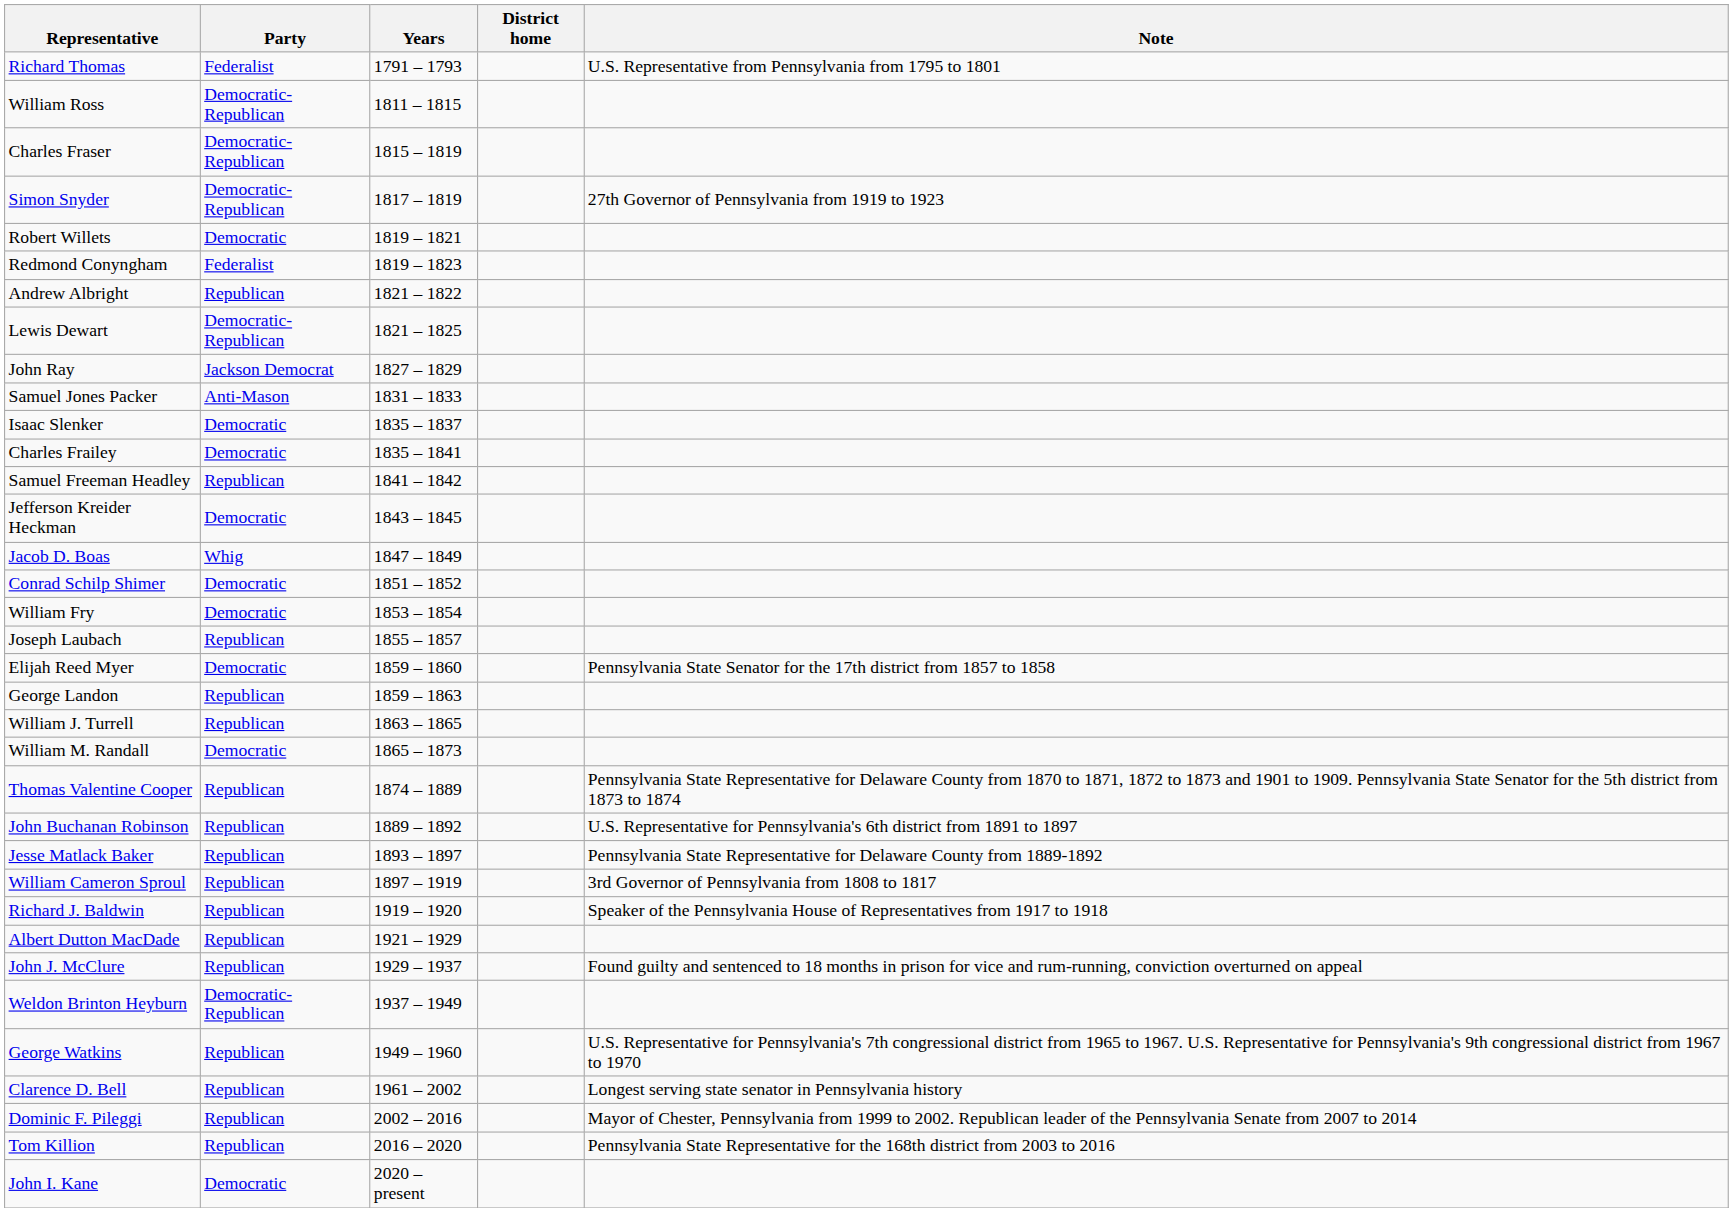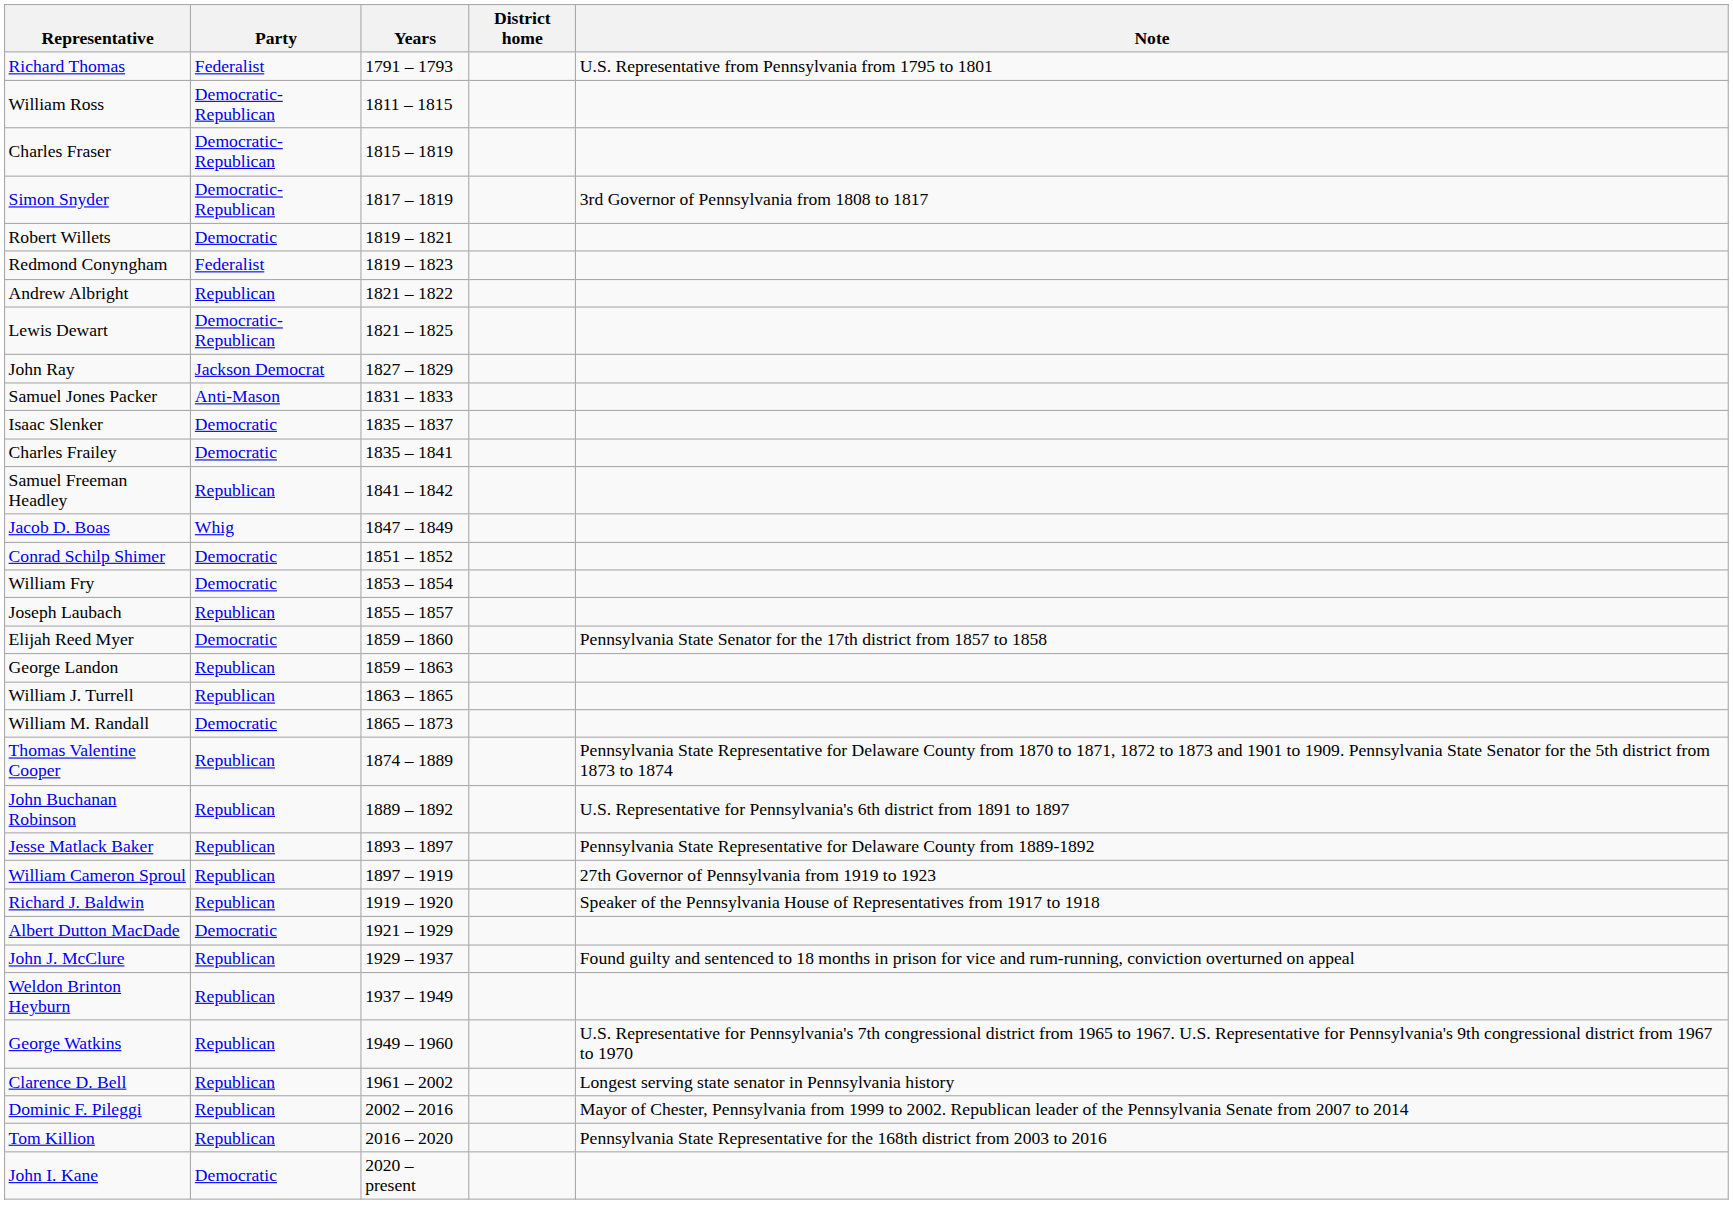(766, 199) 27th Governor of Pennsylvania from 1919 to 1923 -> (754, 199) 3rd Governor of Pennsylvania from 1808 to 1817
- row: (70, 518)
(762, 882) 3rd Governor of Pennsylvania from 1808 to 1817 -> (758, 874) 27th Governor of Pennsylvania from 1919 to 1923
(244, 938) Republican -> (236, 930) Democratic
(248, 1004) Democratic-Republican -> (235, 996) Republican
